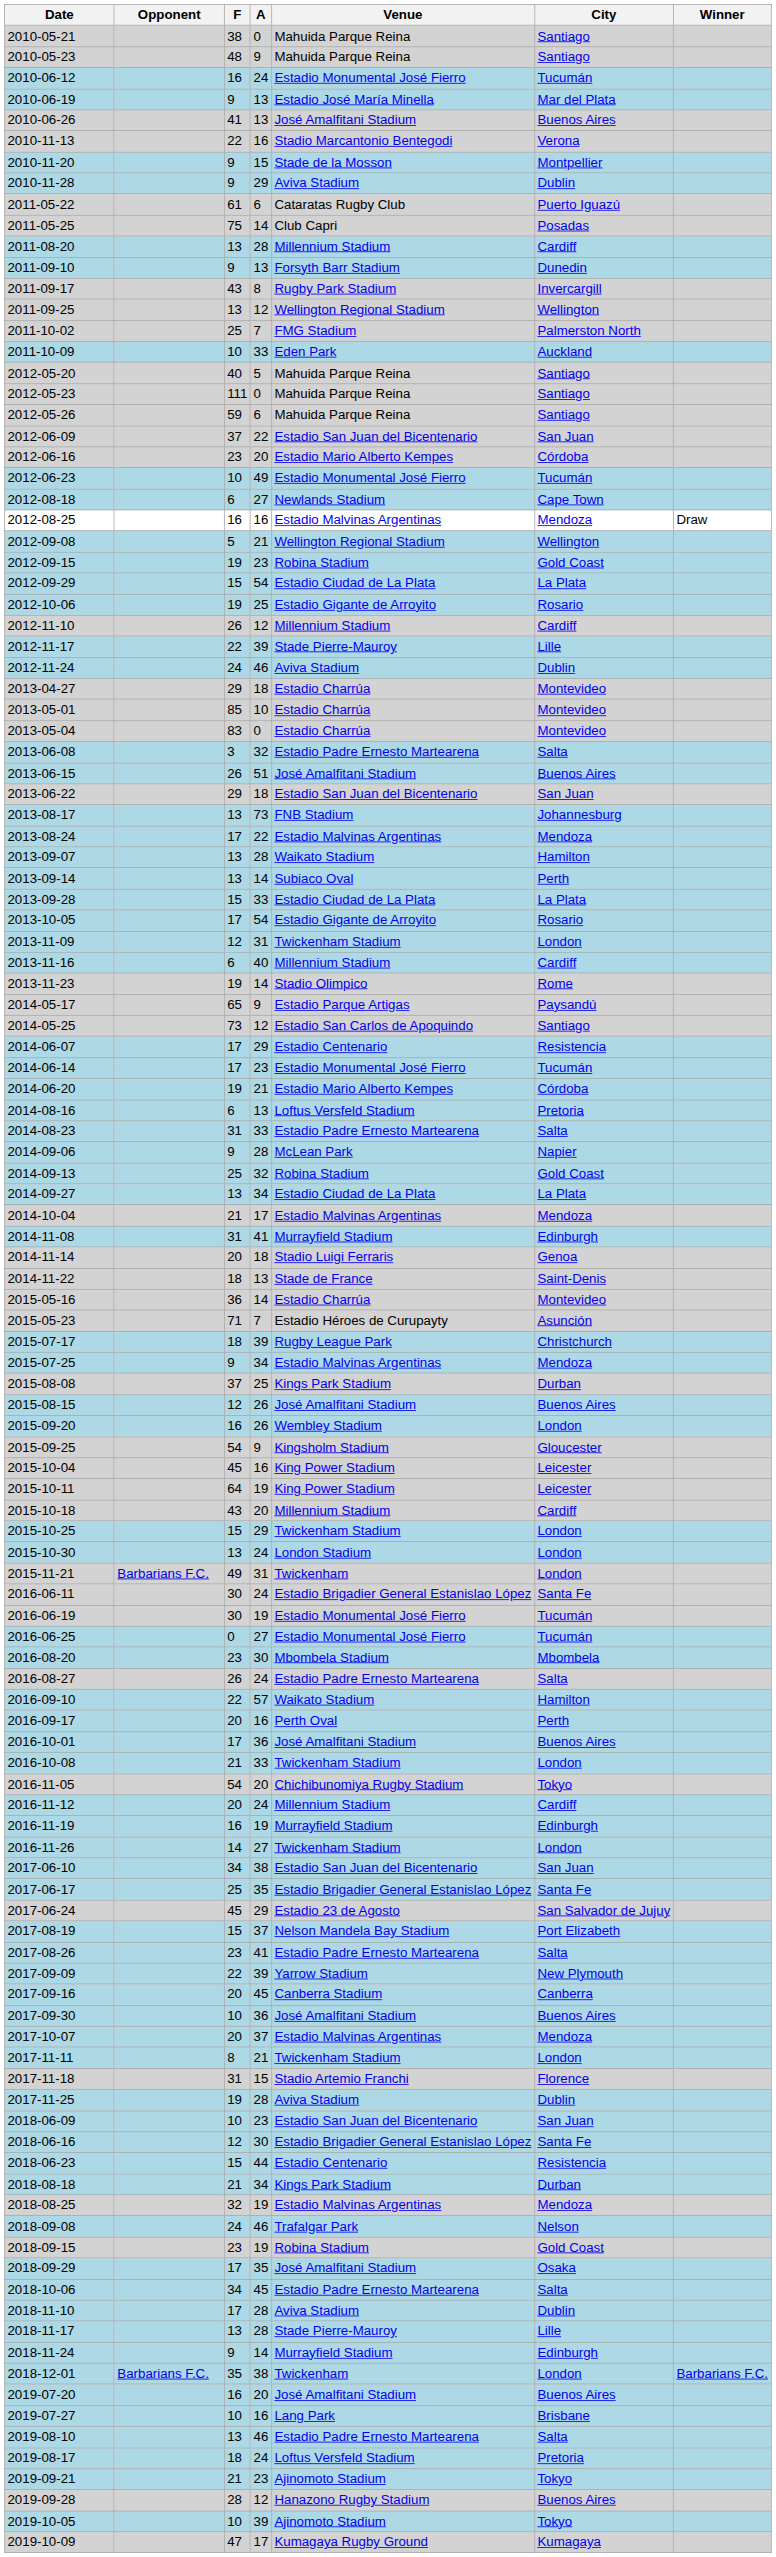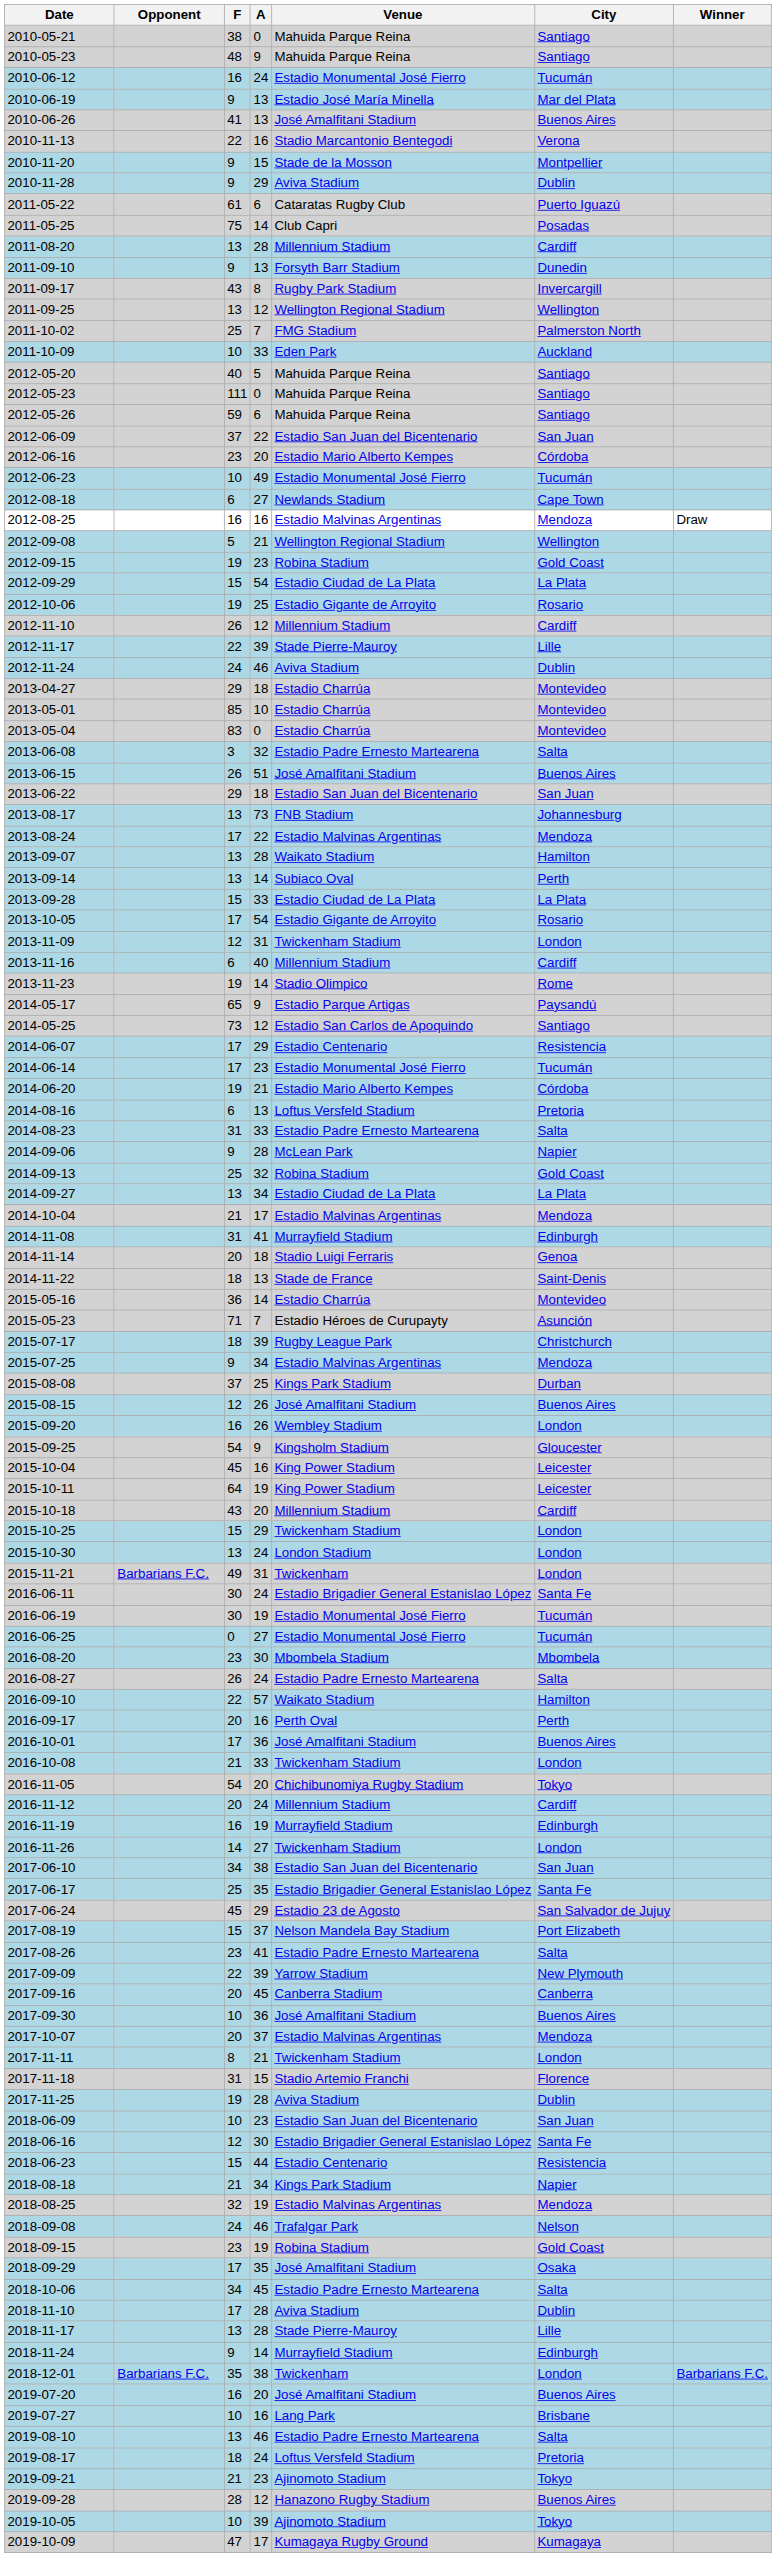(559, 2184) Durban -> (557, 2184) Napier
